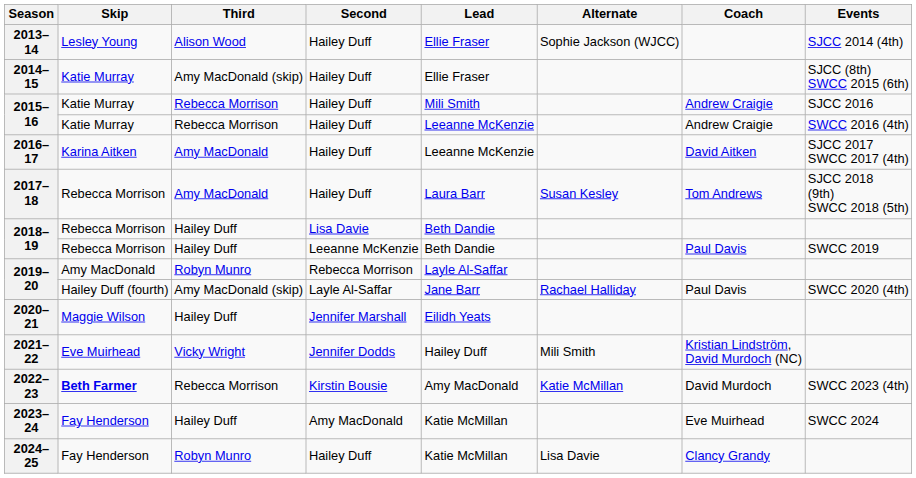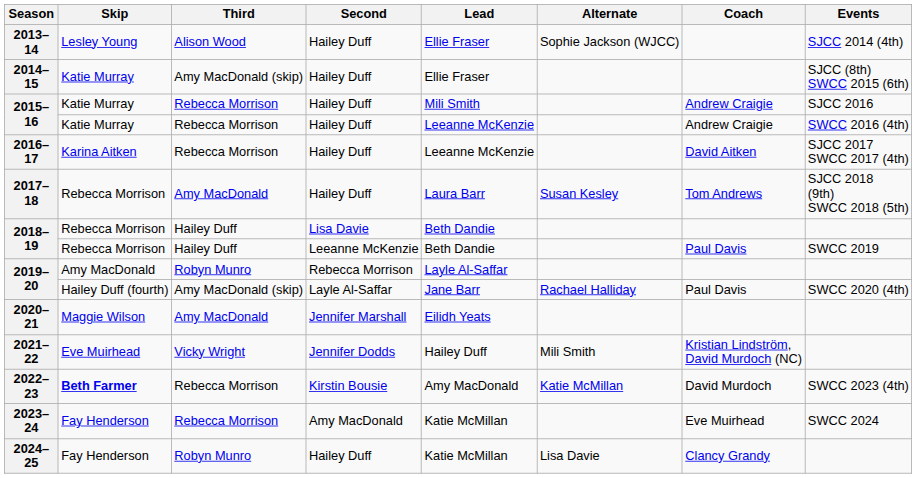(221, 152) Amy MacDonald -> (226, 152) Rebecca Morrison
(206, 317) Hailey Duff -> (221, 317) Amy MacDonald
(206, 421) Hailey Duff -> (226, 421) Rebecca Morrison
